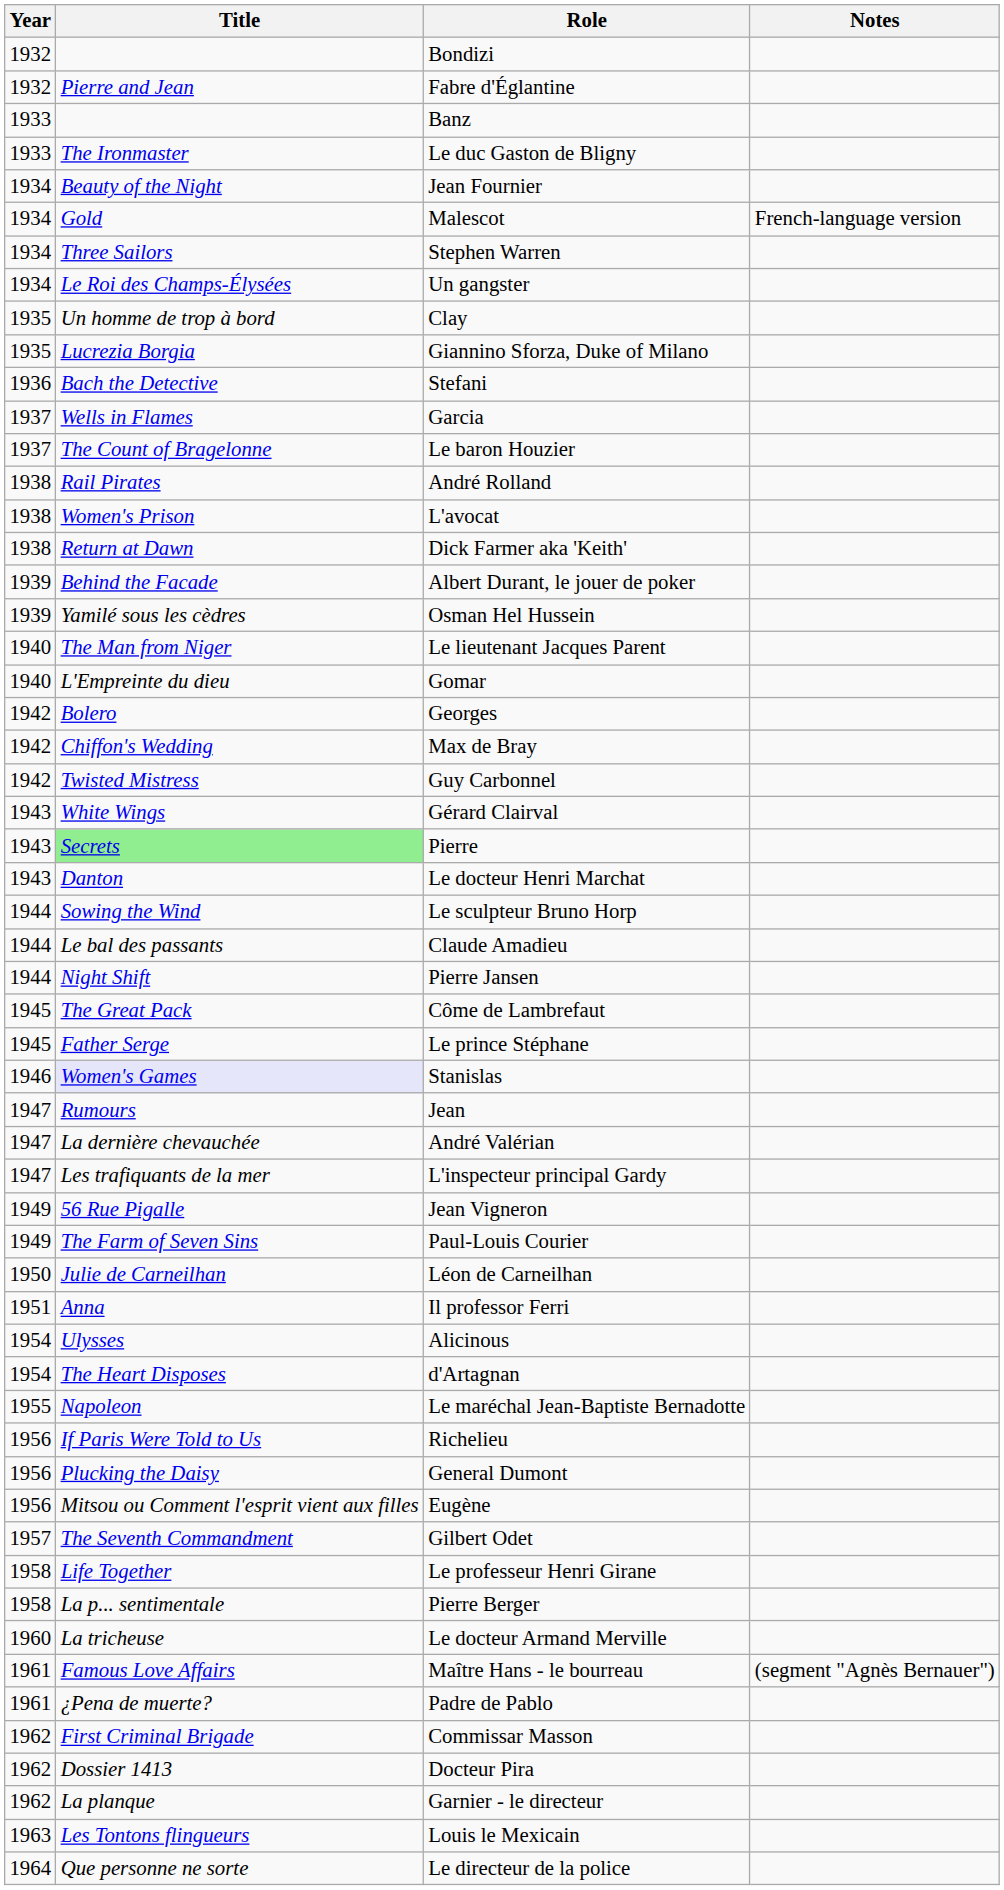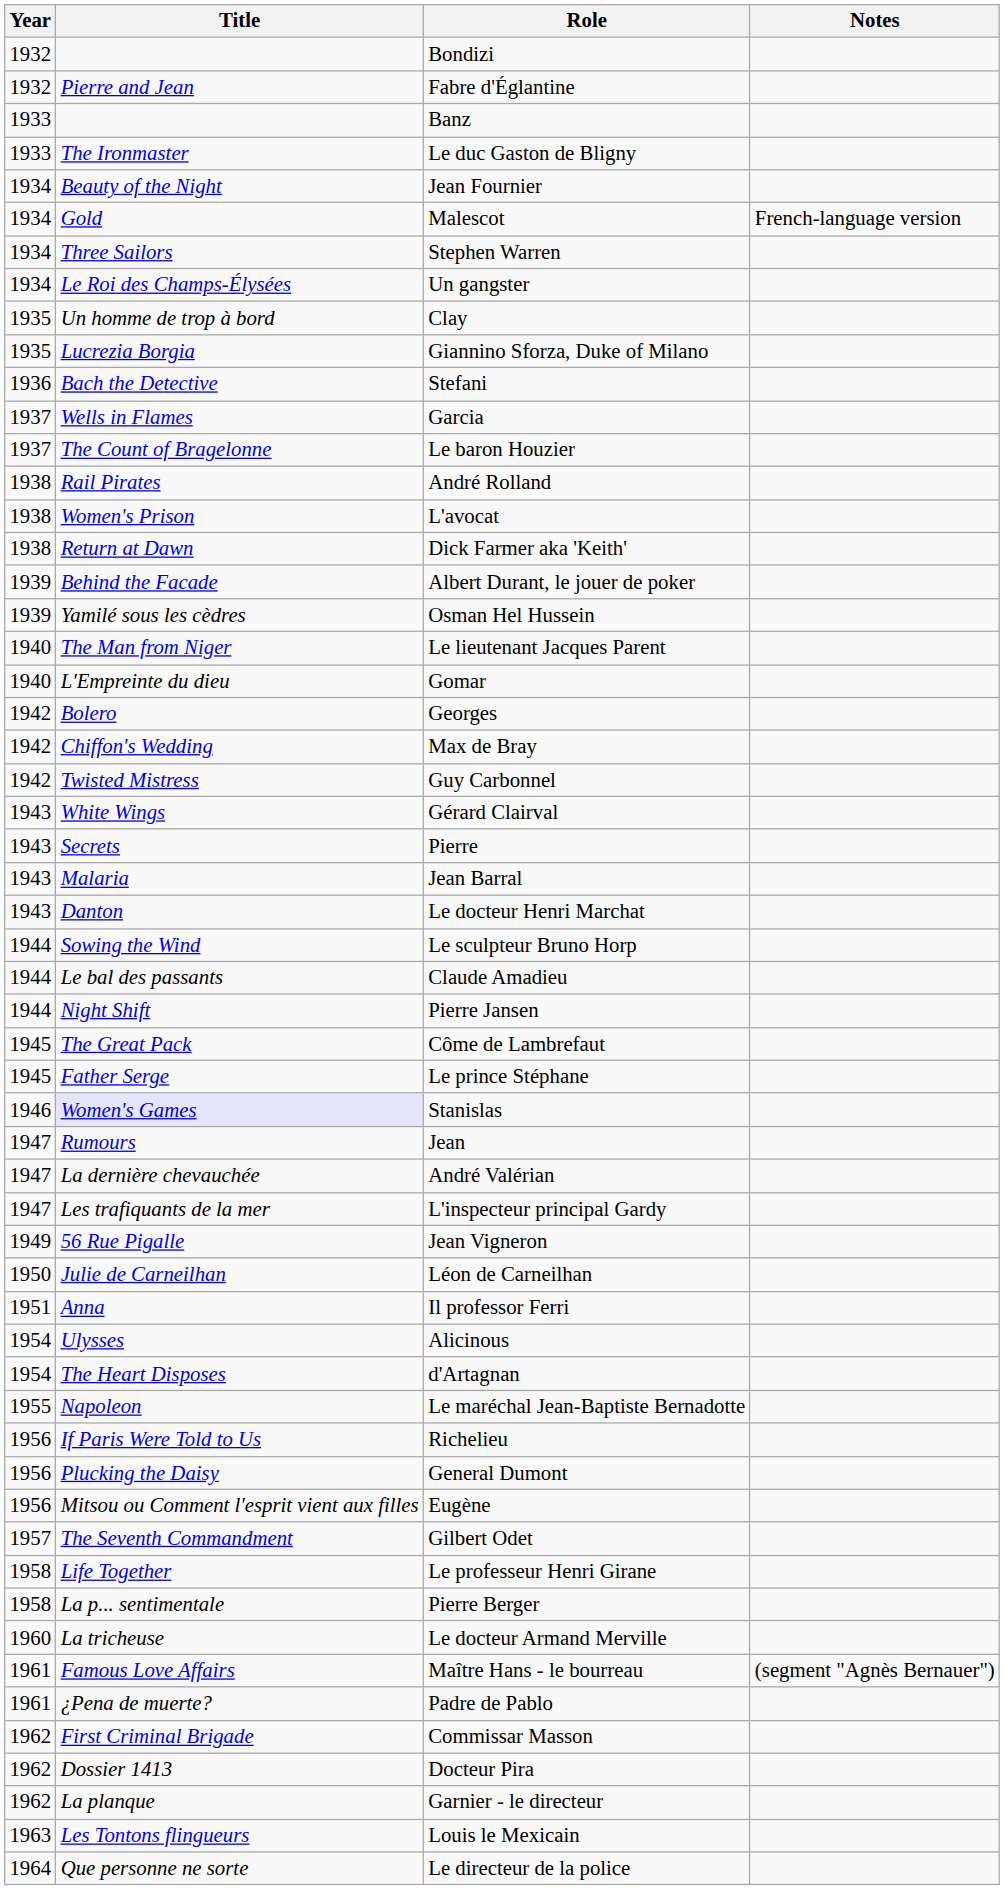(90, 845) lightgreen background -> (90, 845) no background
+ row: (475, 878)
- row: (508, 1241)
